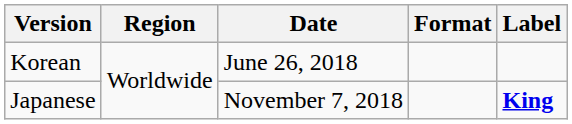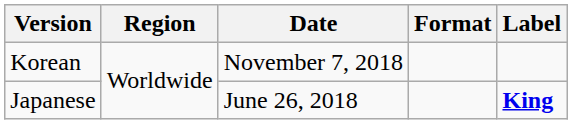(291, 61) June 26, 2018 -> (313, 61) November 7, 2018
(313, 99) November 7, 2018 -> (291, 99) June 26, 2018
